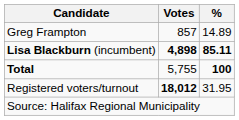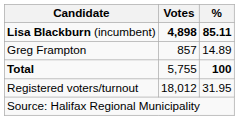rows swapped: (81, 50) <-> (47, 32)
(179, 87) bold -> (179, 87) normal
